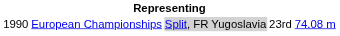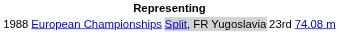(16, 24) 1990 -> (16, 24) 1988
